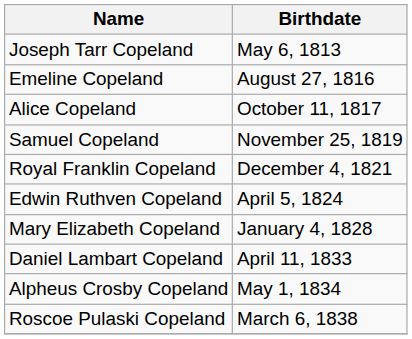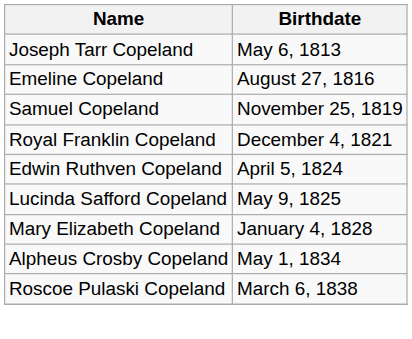- row: (72, 109)
+ row: (118, 199)
- row: (116, 259)
